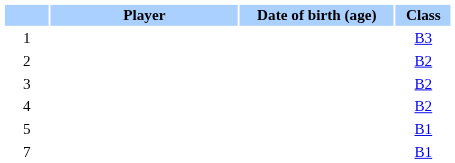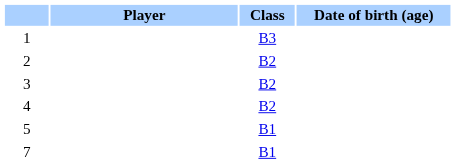columns swapped: (423, 15) <-> (317, 15)
